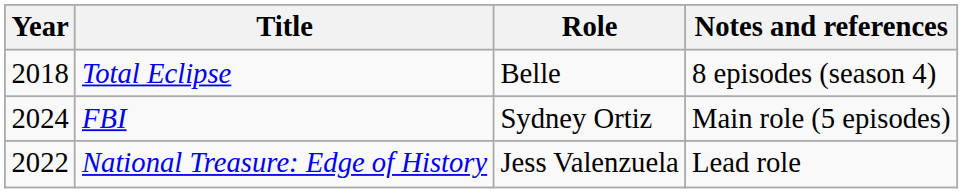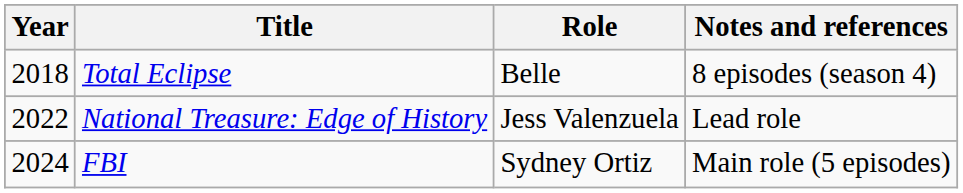rows swapped: (285, 163) <-> (104, 118)
